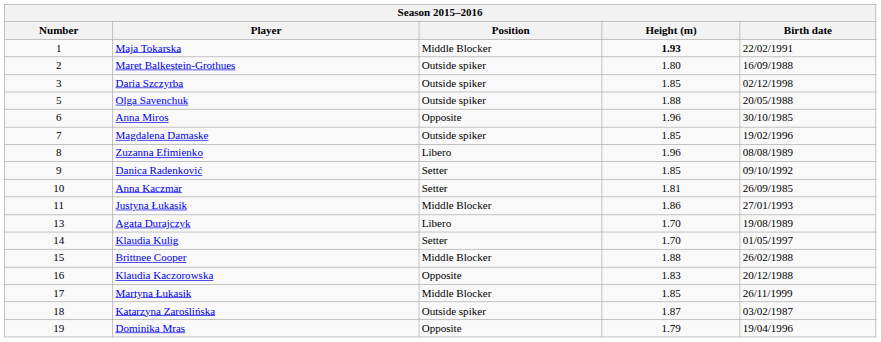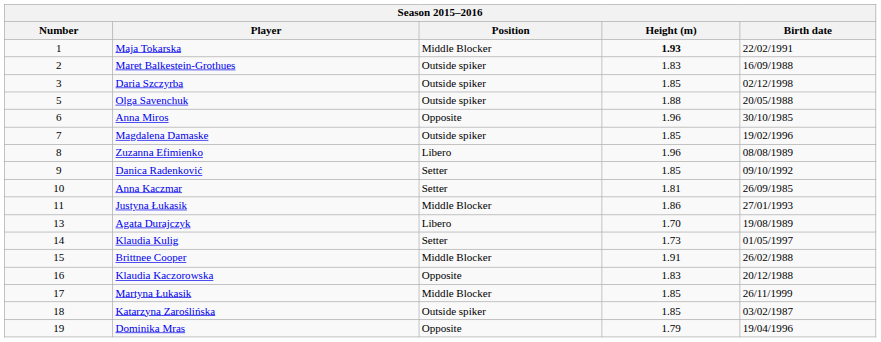(671, 65) 1.80 -> (671, 65) 1.83
(671, 240) 1.70 -> (671, 240) 1.73
(671, 258) 1.88 -> (671, 258) 1.91
(671, 310) 1.87 -> (671, 310) 1.85
